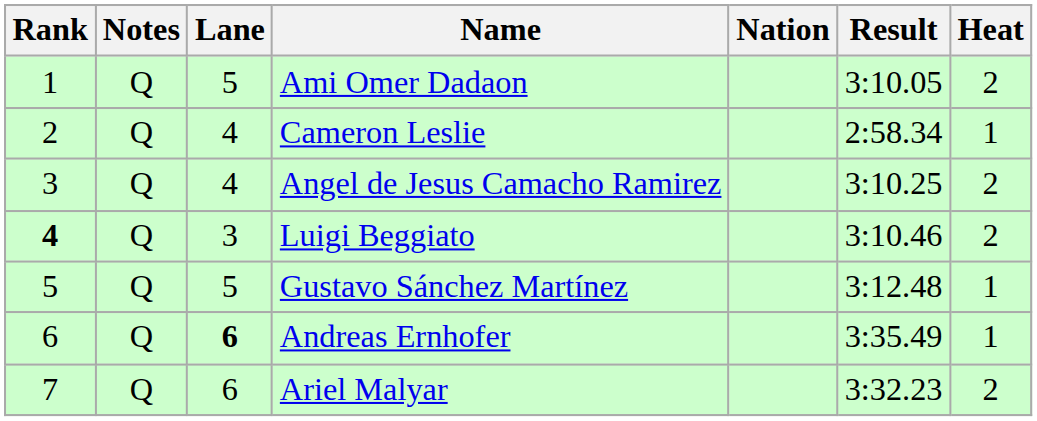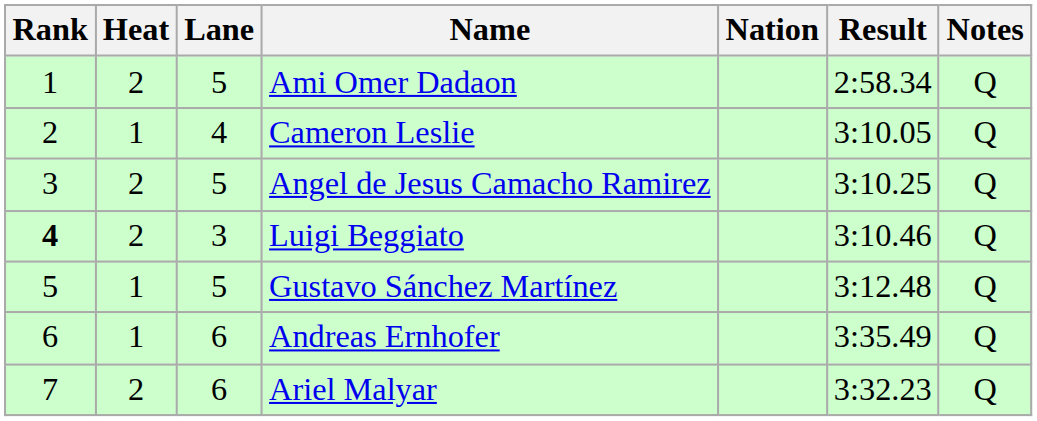columns swapped: (991, 30) <-> (141, 30)
(894, 81) 3:10.05 -> (883, 81) 2:58.34
(894, 132) 2:58.34 -> (883, 132) 3:10.05
(230, 183) 4 -> (219, 183) 5
(230, 337) bold -> (219, 337) normal
